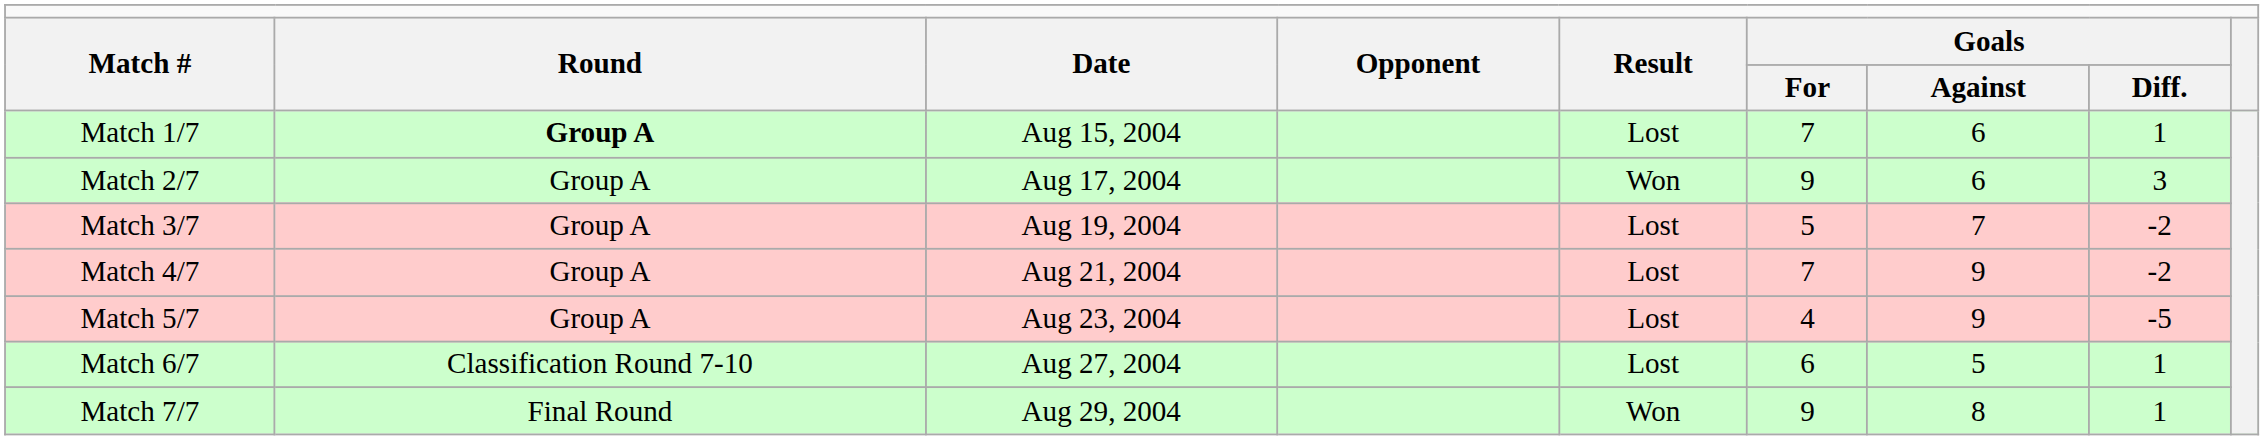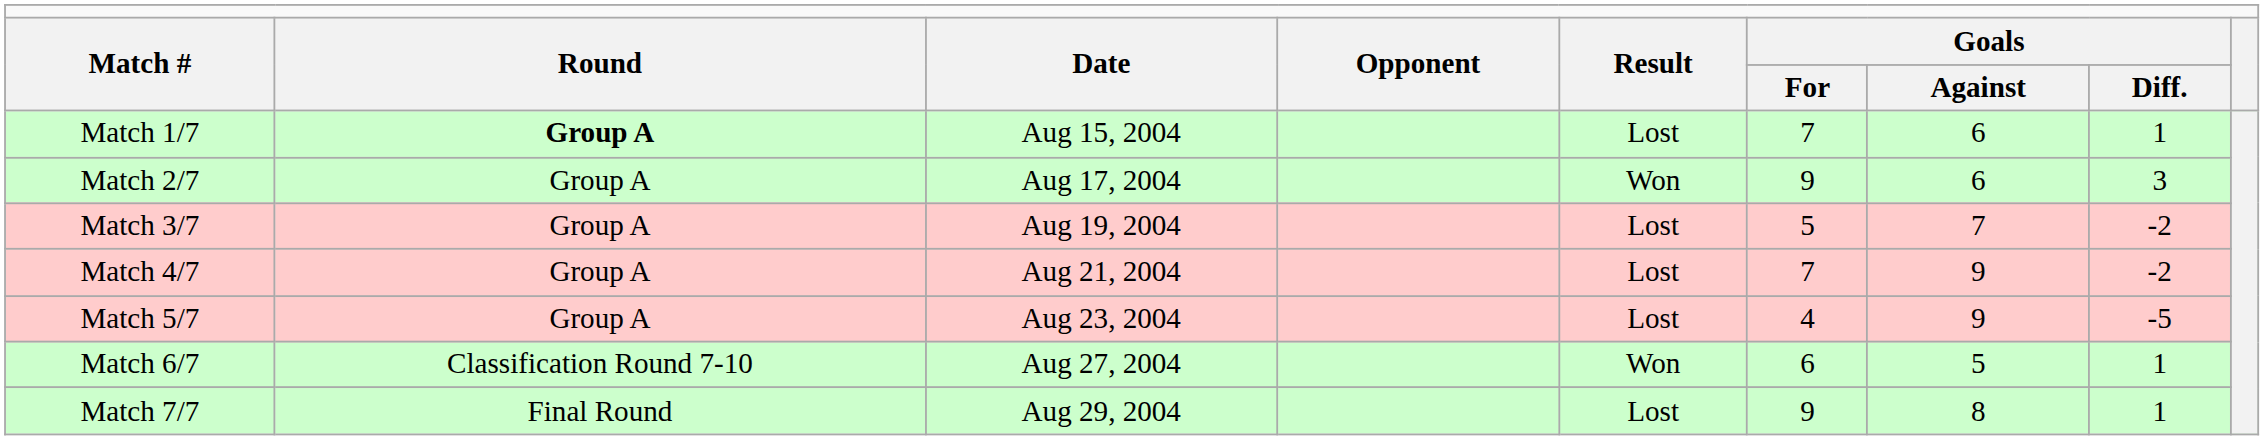(1653, 364) Lost -> (1653, 364) Won
(1653, 410) Won -> (1653, 410) Lost
